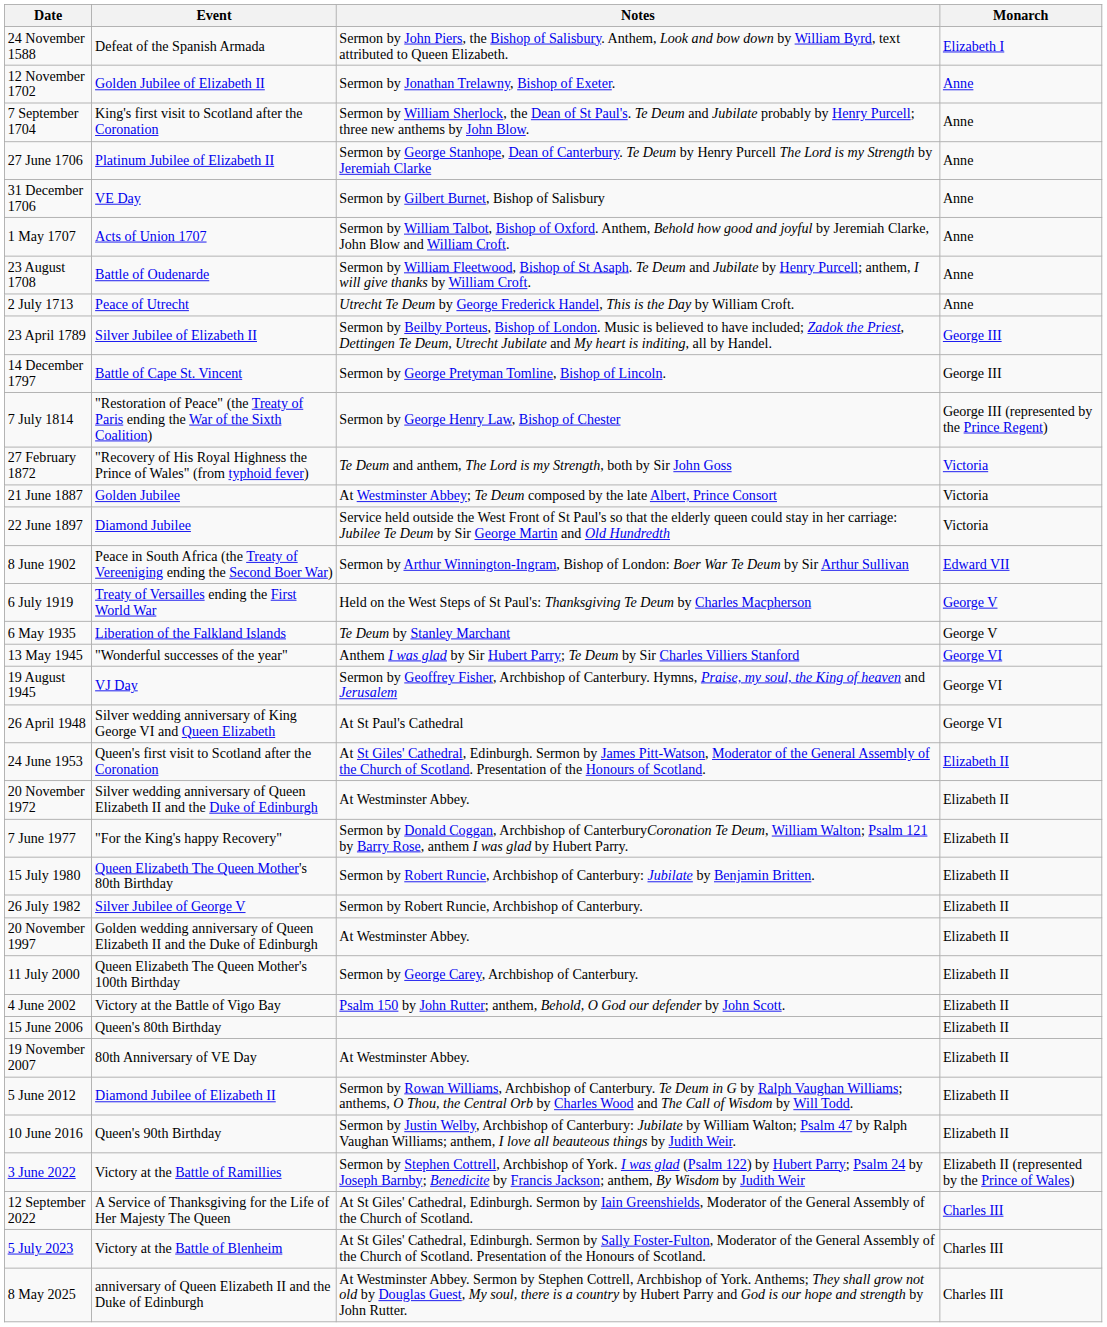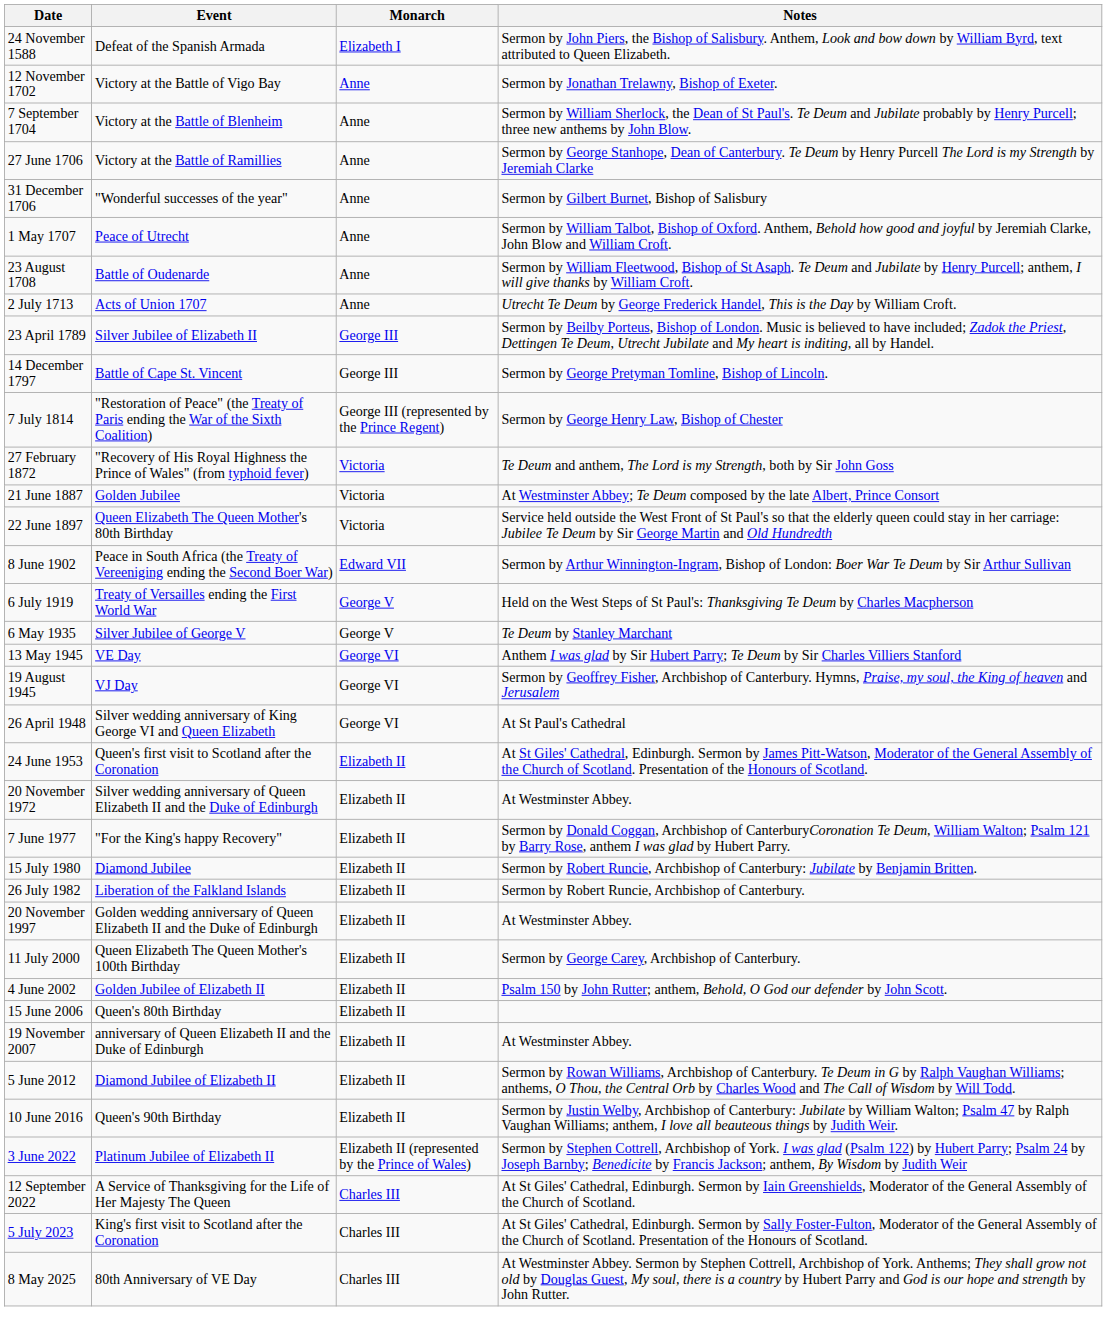columns swapped: (1021, 15) <-> (638, 15)
(180, 84) Golden Jubilee of Elizabeth II -> (188, 84) Victory at the Battle of Vigo Bay
(199, 122) King's first visit to Scotland after the Coronation -> (189, 122) Victory at the Battle of Blenheim
(185, 160) Platinum Jubilee of Elizabeth II -> (188, 160) Victory at the Battle of Ramillies
(118, 198) VE Day -> (191, 198) "Wonderful successes of the year"
(151, 236) Acts of Union 1707 -> (142, 236) Peace of Utrecht
(142, 305) Peace of Utrecht -> (151, 305) Acts of Union 1707
(143, 526) Diamond Jubilee -> (201, 526) Queen Elizabeth The Queen Mother's 80th Birthday
(191, 632) Liberation of the Falkland Islands -> (170, 632) Silver Jubilee of George V
(191, 655) "Wonderful successes of the year" -> (118, 655) VE Day
(201, 876) Queen Elizabeth The Queen Mother's 80th Birthday -> (143, 868) Diamond Jubilee
(170, 906) Silver Jubilee of George V -> (191, 890) Liberation of the Falkland Islands
(188, 1005) Victory at the Battle of Vigo Bay -> (180, 989) Golden Jubilee of Elizabeth II
(176, 1057) 80th Anniversary of VE Day -> (213, 1041) anniversary of Queen Elizabeth II and the Duke of Edinburgh
(188, 1172) Victory at the Battle of Ramillies -> (185, 1156) Platinum Jubilee of Elizabeth II
(189, 1248) Victory at the Battle of Blenheim -> (199, 1232) King's first visit to Scotland after the Coronation
(213, 1294) anniversary of Queen Elizabeth II and the Duke of Edinburgh -> (176, 1278) 80th Anniversary of VE Day
